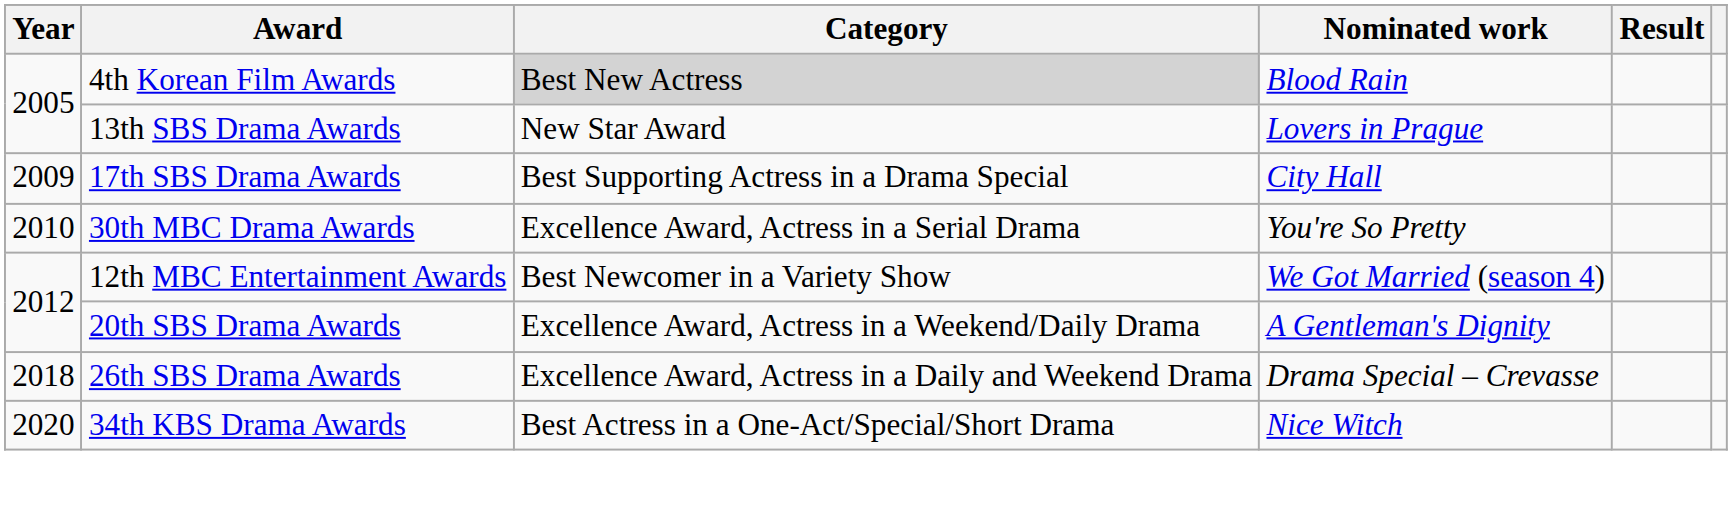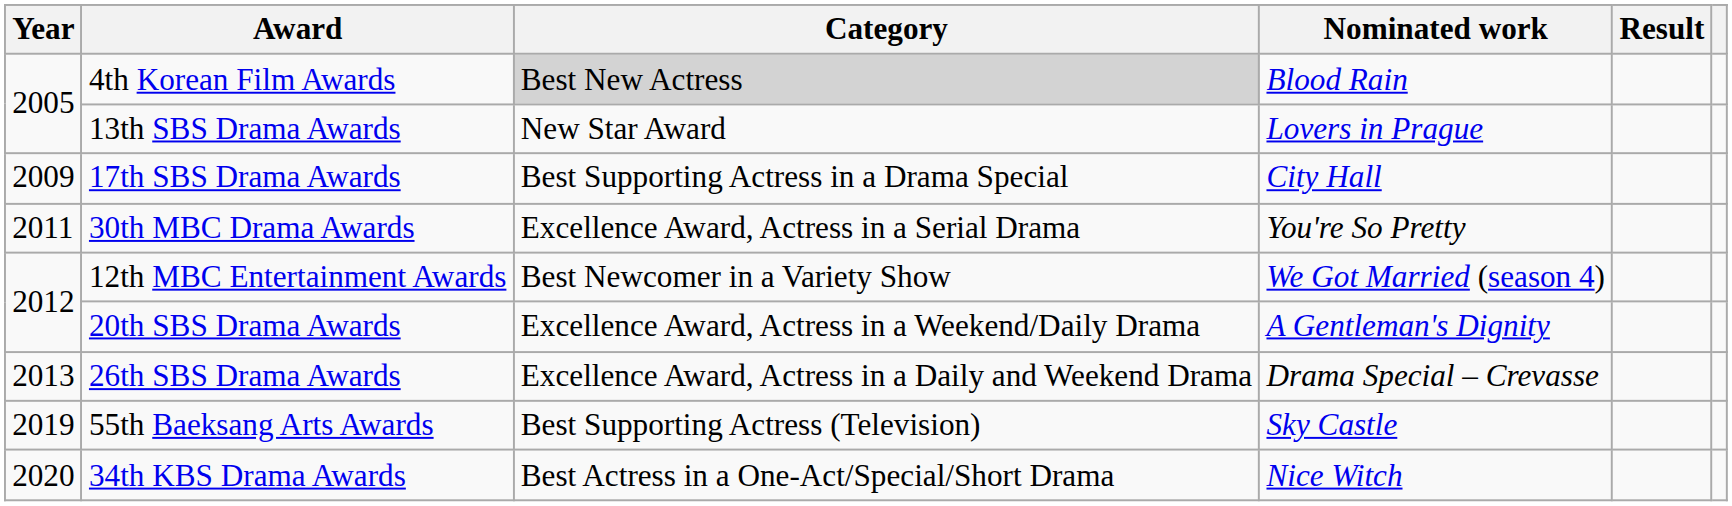(43, 227) 2010 -> (43, 227) 2011
(43, 375) 2018 -> (43, 375) 2013
+ row: (261, 425)
